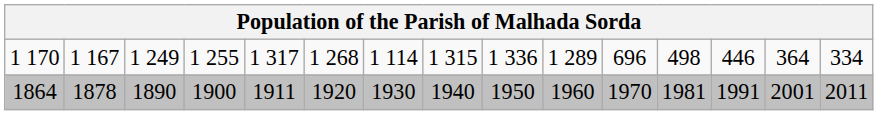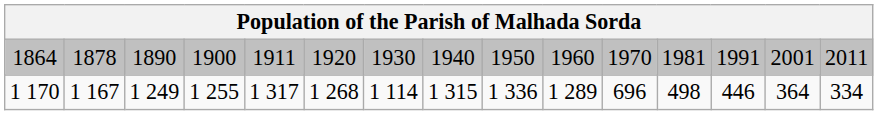rows swapped: (35, 92) <-> (35, 57)
